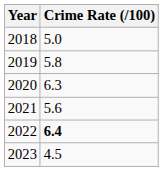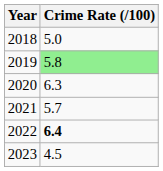(53, 62) no background -> (53, 62) lightgreen background
(53, 108) 5.6 -> (53, 108) 5.7
